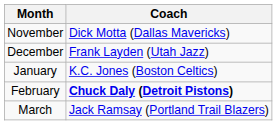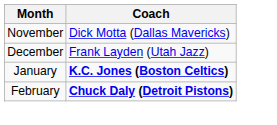(143, 71) normal -> (149, 71) bold
- row: (35, 110)
